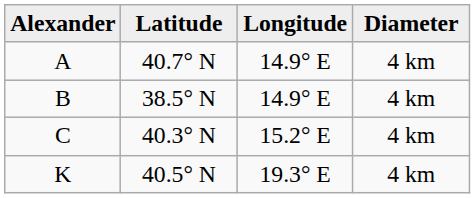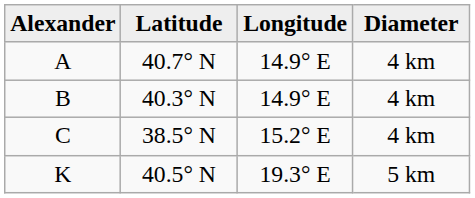(179, 98) 38.5° N -> (179, 98) 40.3° N
(179, 135) 40.3° N -> (179, 135) 38.5° N
(411, 173) 4 km -> (411, 173) 5 km
